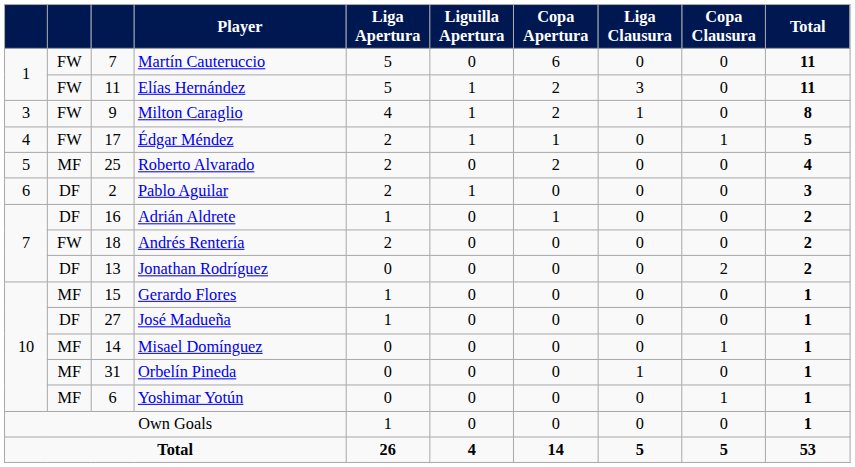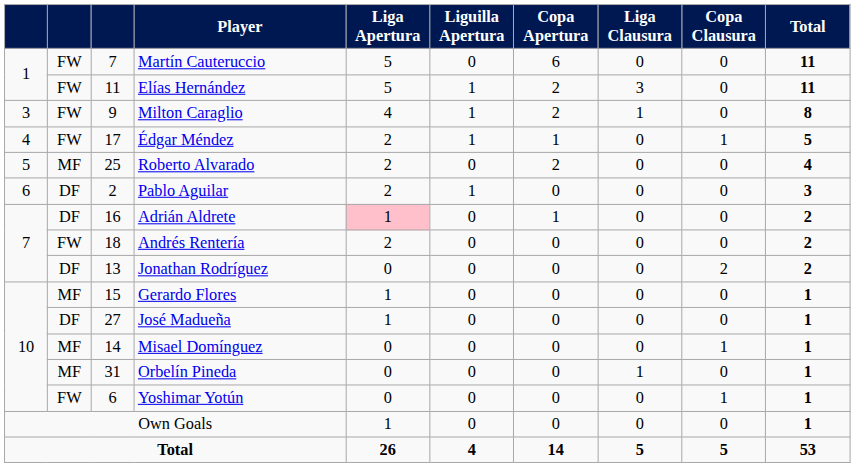(388, 216) no background -> (388, 216) pink background
(69, 398) MF -> (69, 398) FW
